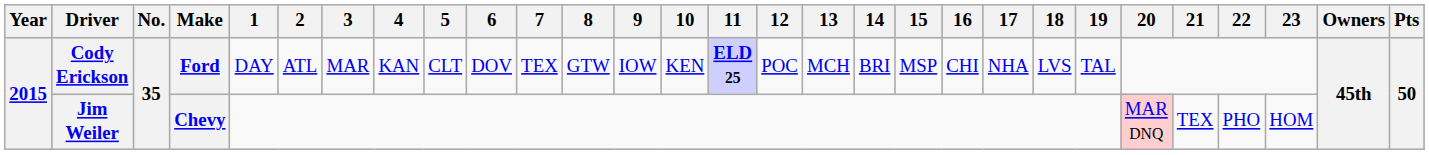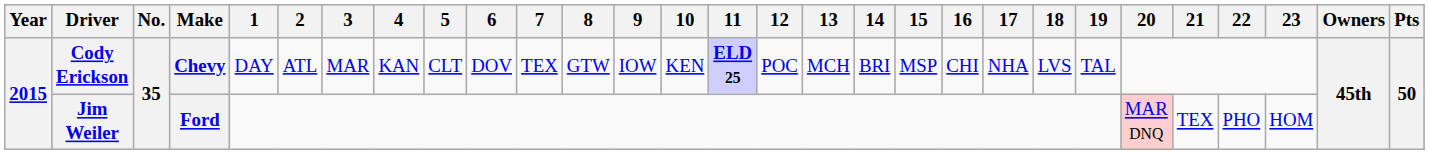(200, 65) Ford -> (200, 65) Chevy
(200, 121) Chevy -> (200, 121) Ford
